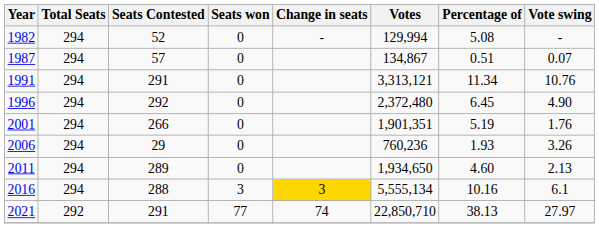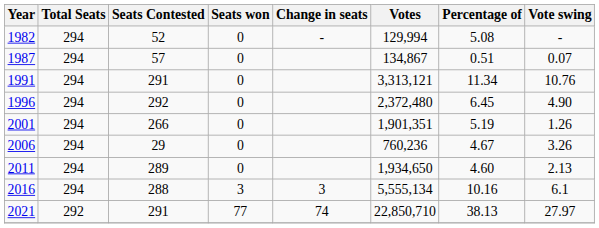(560, 124) 1.76 -> (560, 124) 1.26
(482, 146) 1.93 -> (482, 146) 4.67
(322, 189) gold background -> (322, 189) no background
